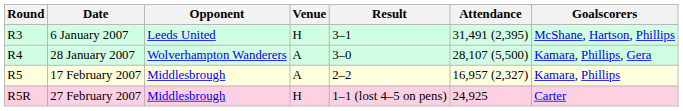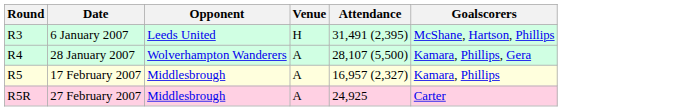- column: (389, 14)
(297, 95) H -> (297, 95) A
